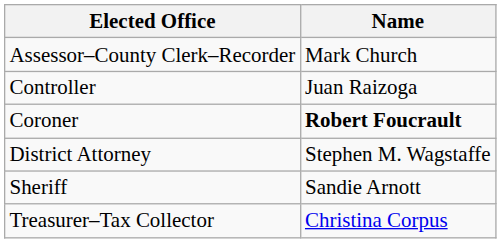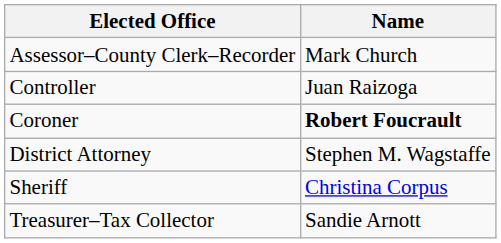(363, 187) Sandie Arnott -> (376, 187) Christina Corpus
(376, 220) Christina Corpus -> (363, 220) Sandie Arnott
